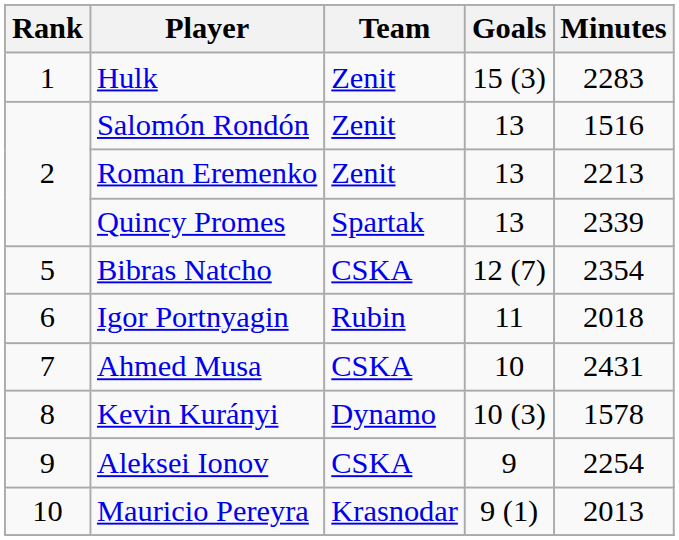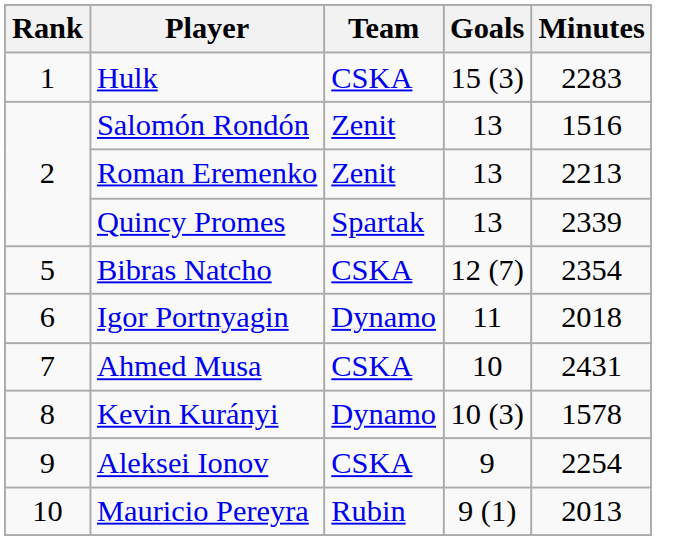(363, 76) Zenit -> (372, 76) CSKA
(368, 317) Rubin -> (384, 317) Dynamo
(395, 510) Krasnodar -> (368, 510) Rubin
